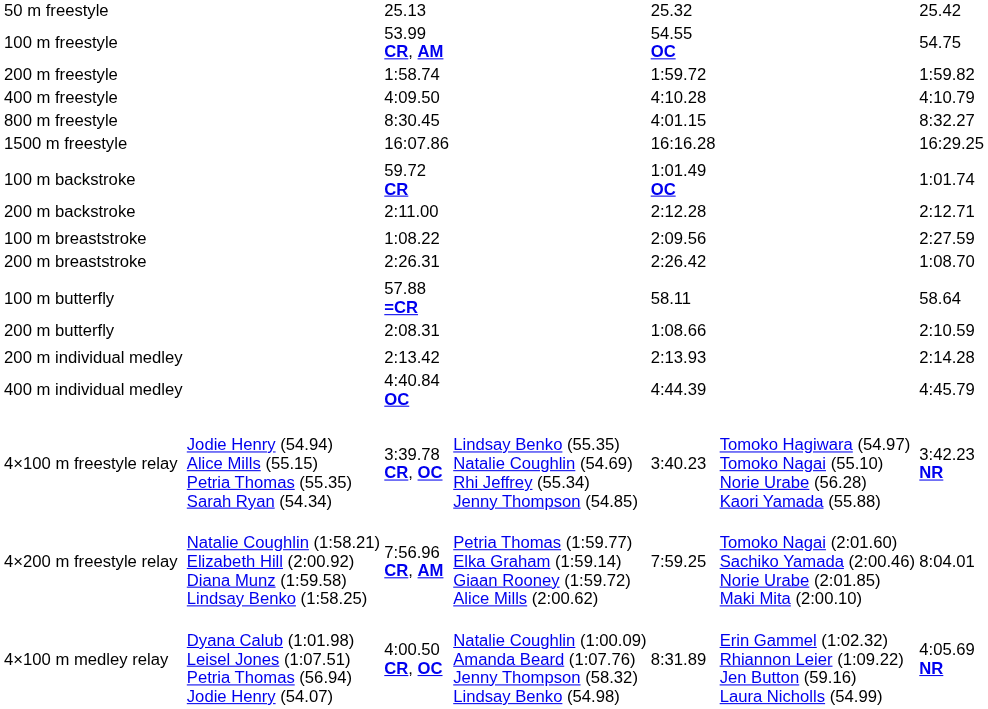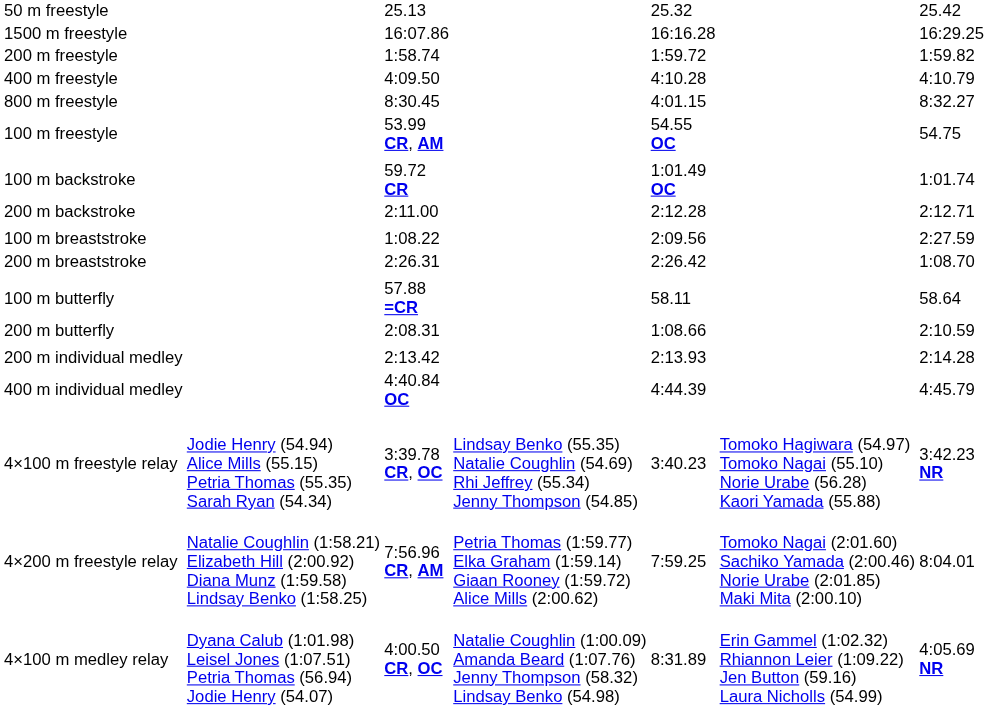rows swapped: (61, 42) <-> (66, 143)
